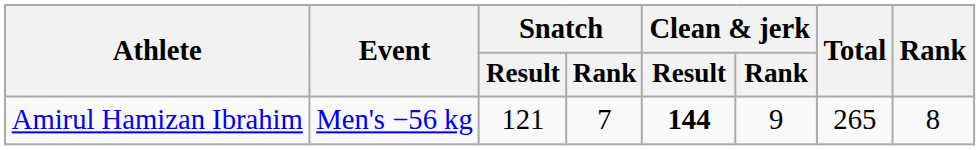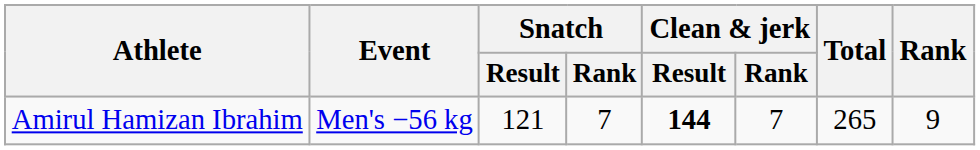(776, 120) 9 -> (776, 120) 7
(933, 120) 8 -> (933, 120) 9
